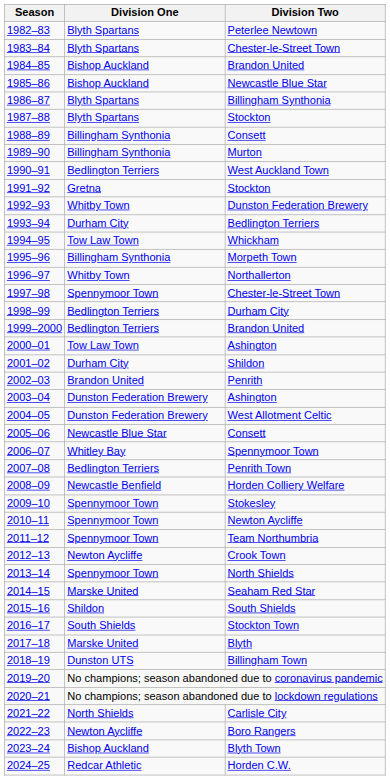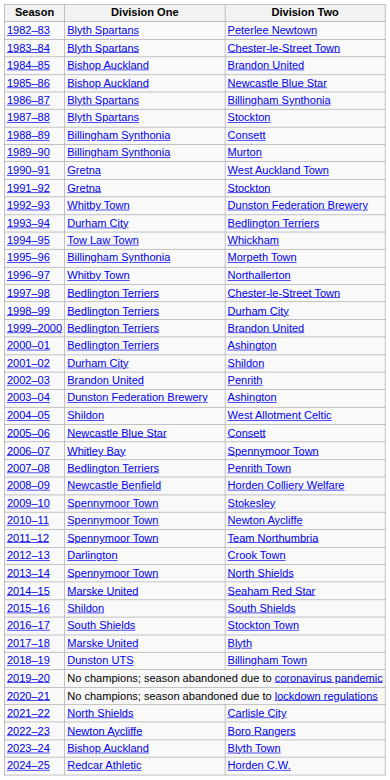(113, 170) Bedlington Terriers -> (84, 170) Gretna
(113, 293) Spennymoor Town -> (113, 293) Bedlington Terriers
(103, 345) Tow Law Town -> (113, 345) Bedlington Terriers
(138, 415) Dunston Federation Brewery -> (86, 415) Shildon
(105, 556) Newton Aycliffe -> (92, 556) Darlington
